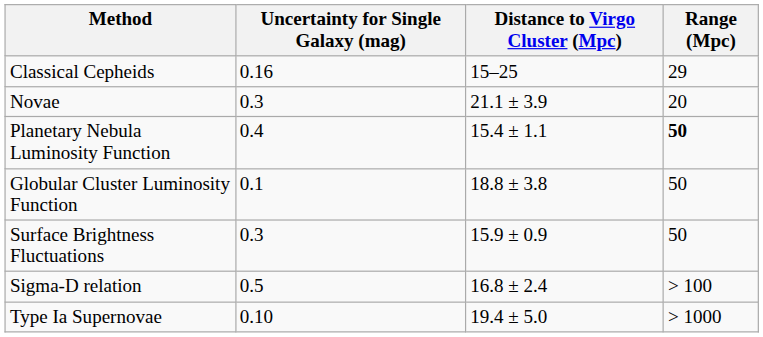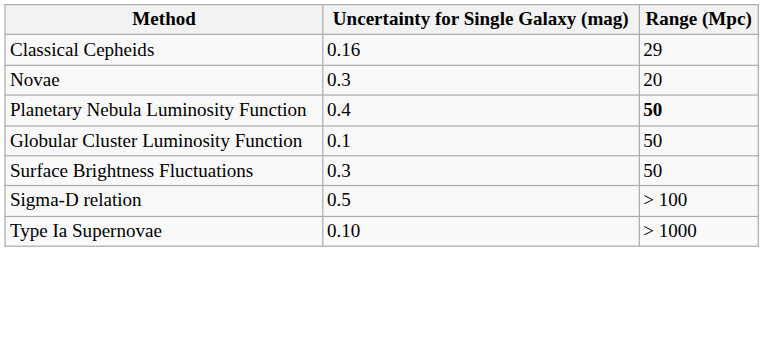- column: (565, 30)
